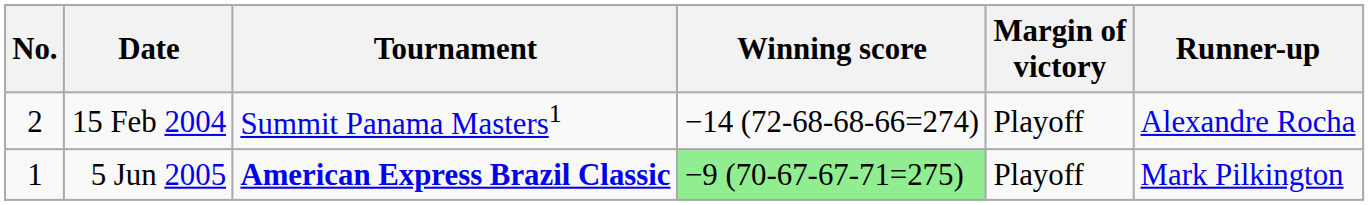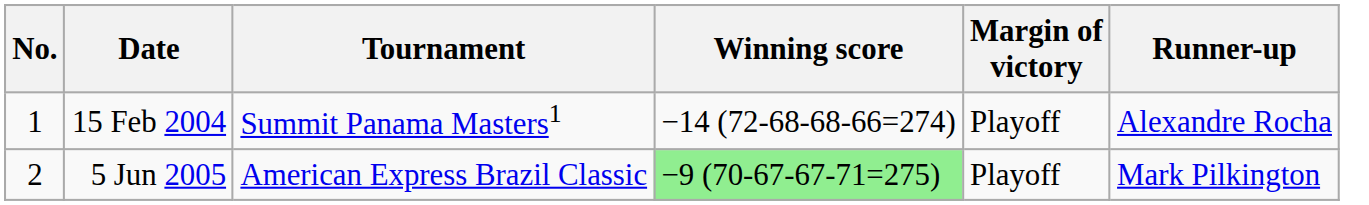(35, 120) 2 -> (35, 120) 1
(35, 174) 1 -> (35, 174) 2
(455, 174) bold -> (444, 174) normal
